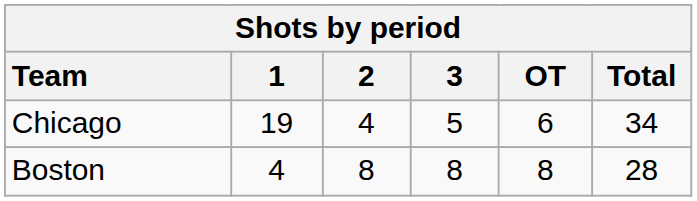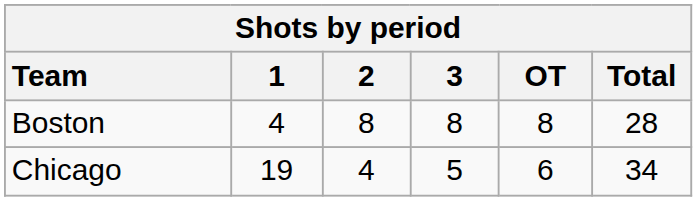rows swapped: (58, 170) <-> (67, 123)
